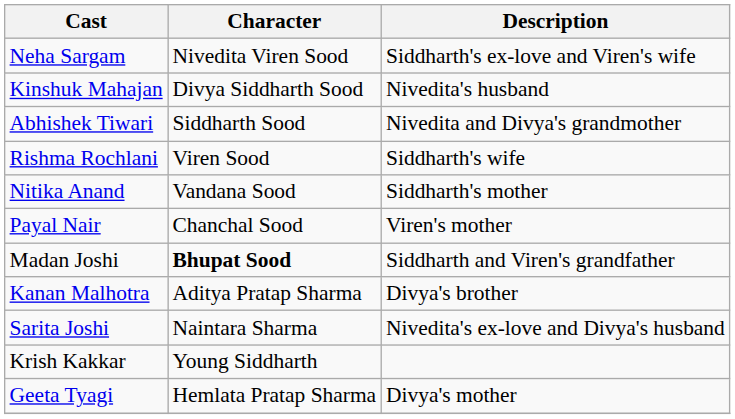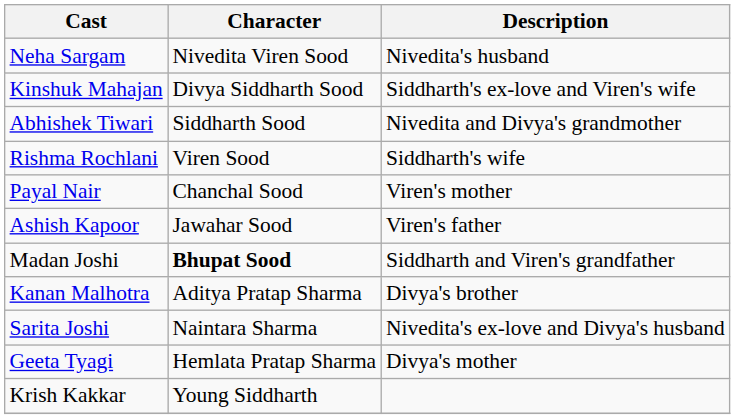(541, 55) Siddharth's ex-love and Viren's wife -> (467, 55) Nivedita's husband
(467, 89) Nivedita's husband -> (541, 89) Siddharth's ex-love and Viren's wife
- row: (67, 191)
+ row: (74, 225)
rows swapped: (61, 395) <-> (68, 361)
